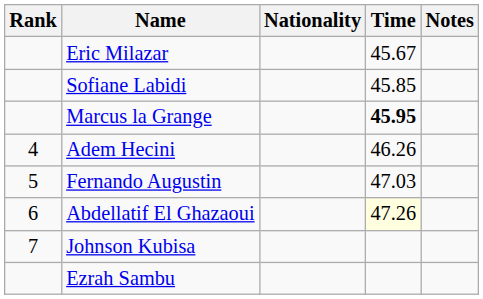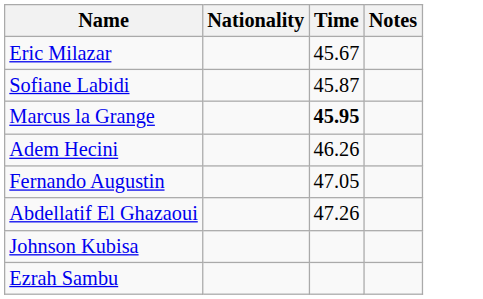- column: (33, 20)
(393, 85) 45.85 -> (336, 85) 45.87
(393, 181) 47.03 -> (336, 181) 47.05
(393, 213) lightyellow background -> (336, 213) no background
